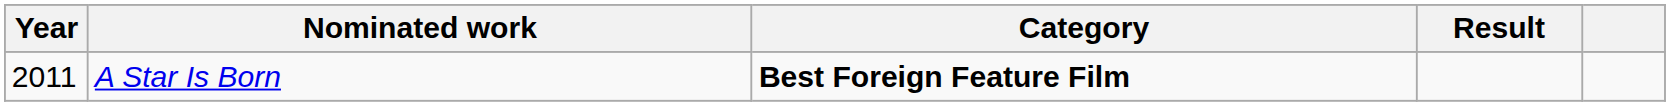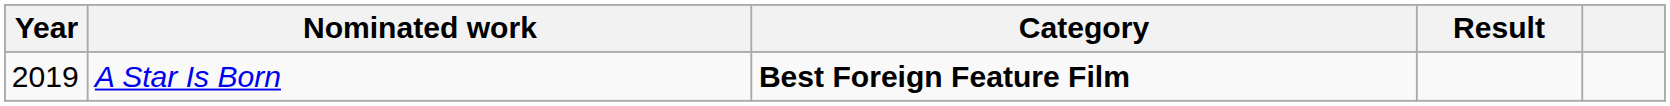(44, 76) 2011 -> (45, 76) 2019
